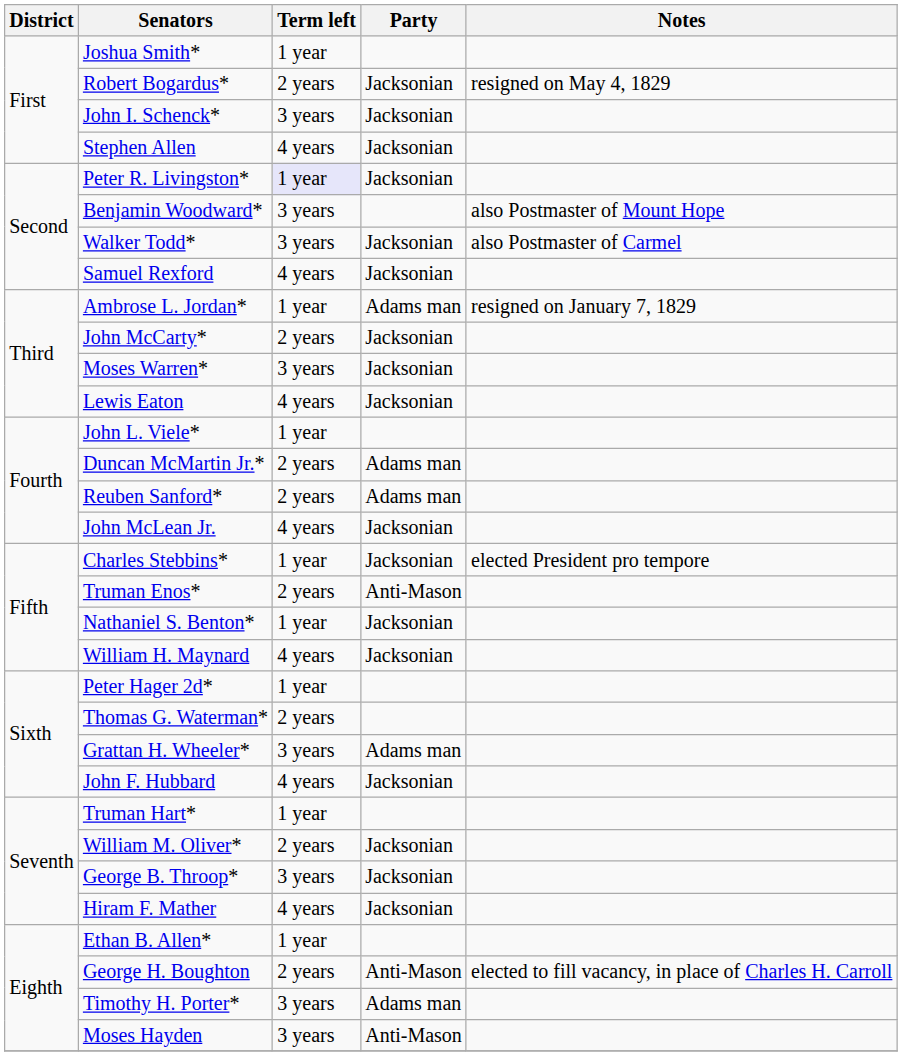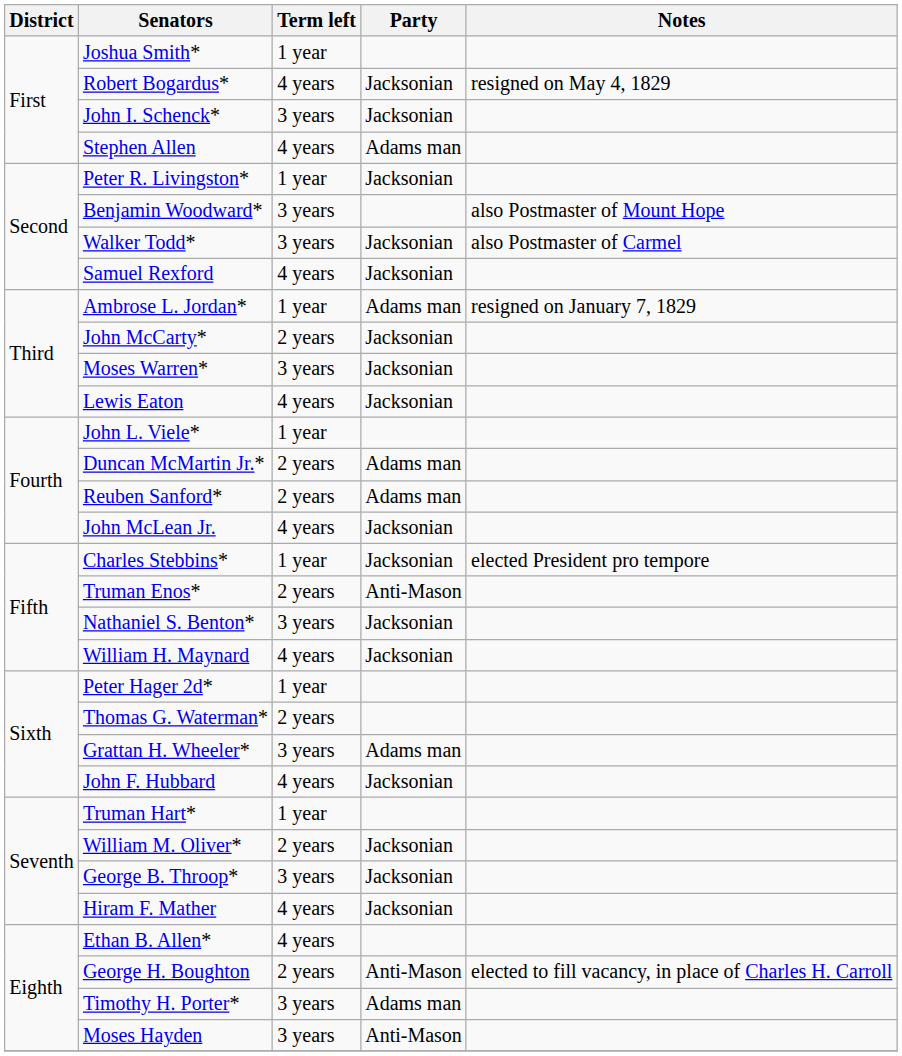(306, 83) 2 years -> (306, 83) 4 years
(409, 147) Jacksonian -> (413, 147) Adams man
(302, 178) lavender background -> (302, 178) no background
(302, 623) 1 year -> (306, 623) 3 years
(302, 940) 1 year -> (306, 940) 4 years
